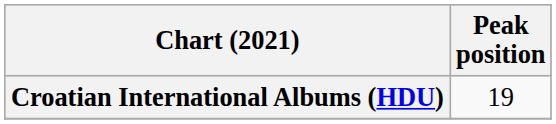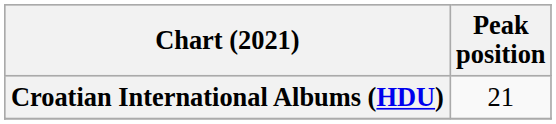(501, 97) 19 -> (501, 97) 21
